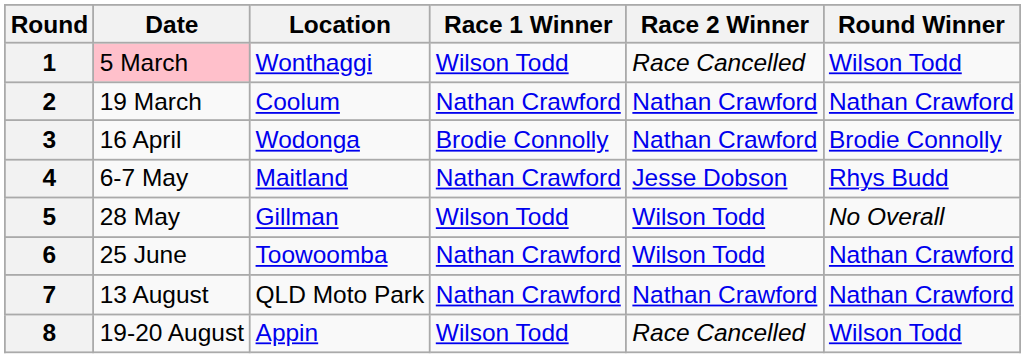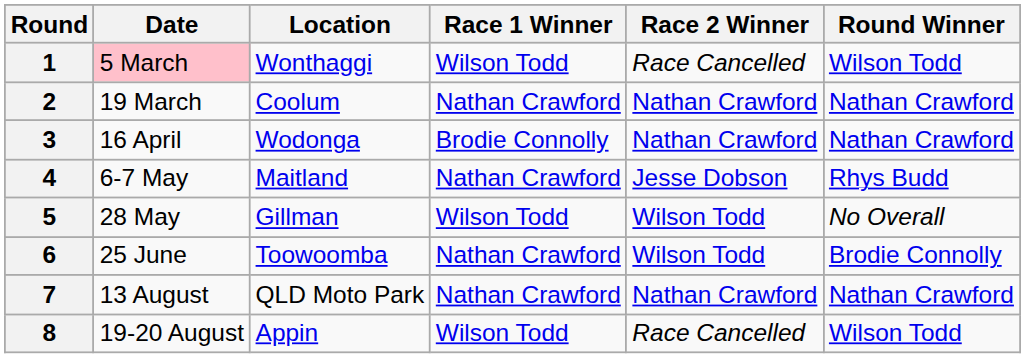(915, 140) Brodie Connolly -> (921, 140) Nathan Crawford
(921, 255) Nathan Crawford -> (915, 255) Brodie Connolly
